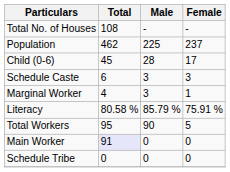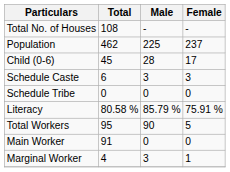rows swapped: (41, 158) <-> (44, 93)
(106, 142) lavender background -> (106, 142) no background
